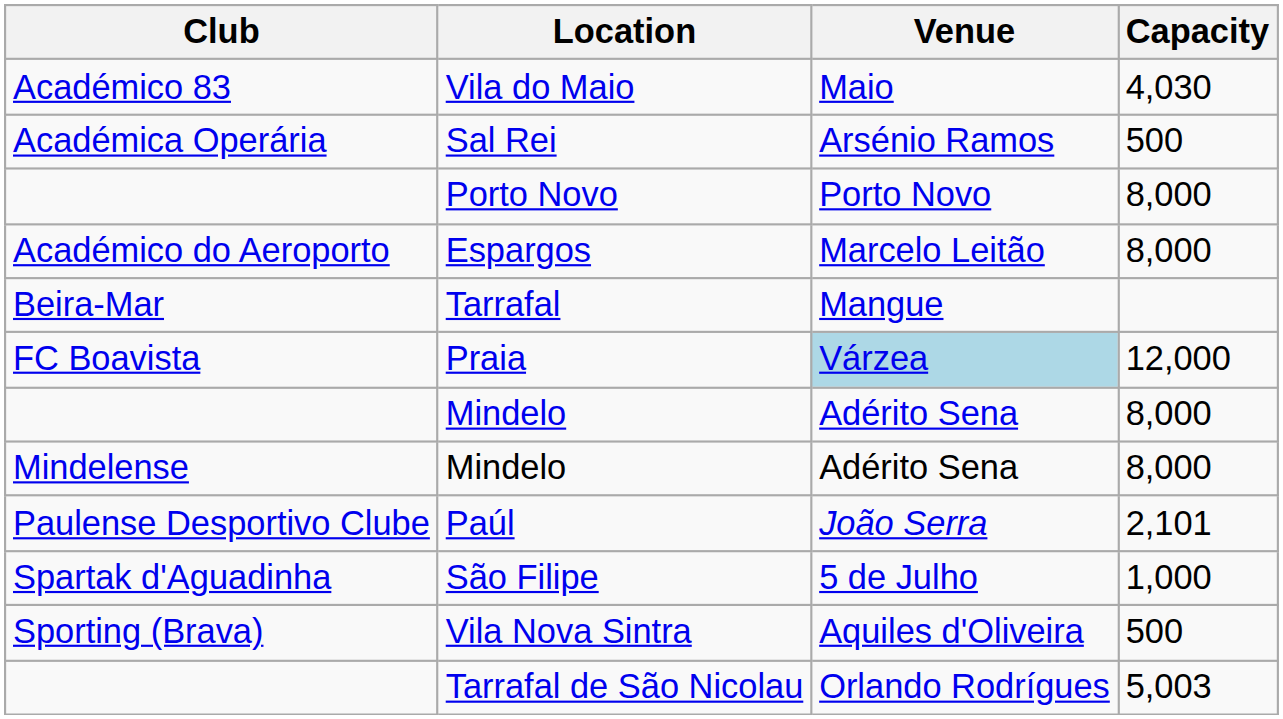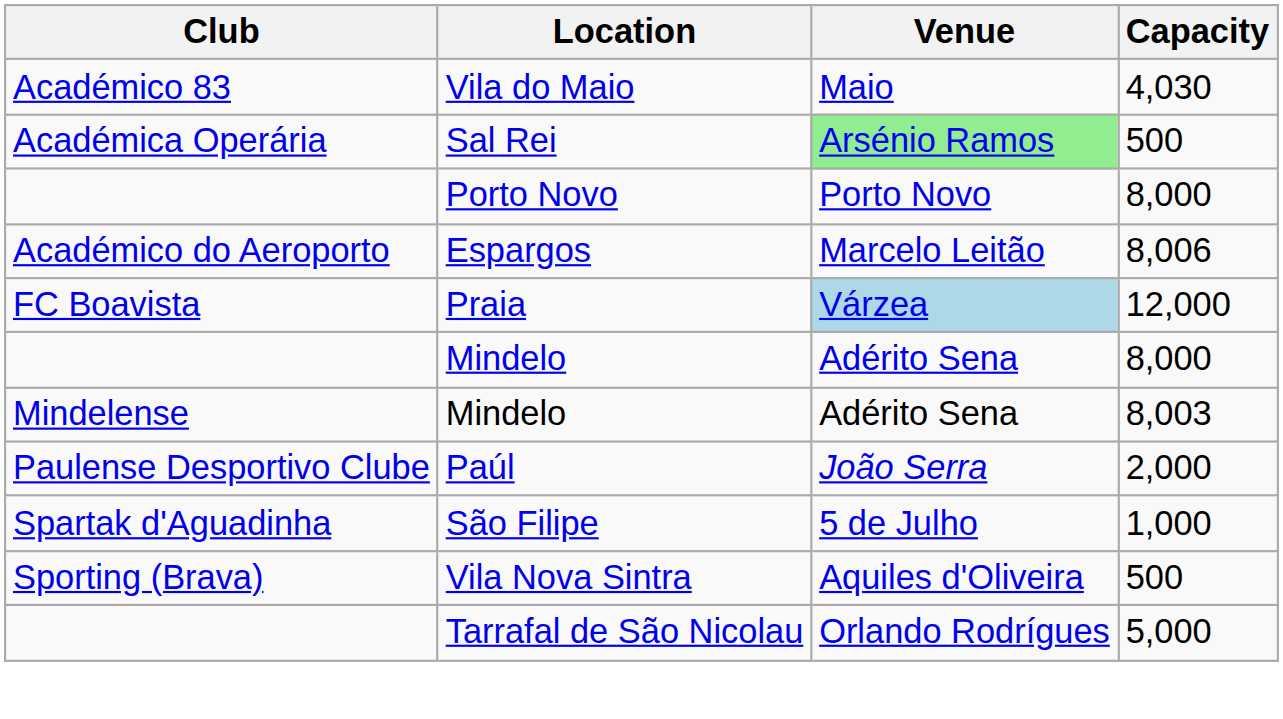(937, 140) no background -> (937, 140) lightgreen background
(1169, 250) 8,000 -> (1169, 250) 8,006
- row: (89, 304)
(1169, 468) 8,000 -> (1169, 413) 8,003
(1169, 522) 2,101 -> (1169, 468) 2,000
(1169, 686) 5,003 -> (1169, 631) 5,000
